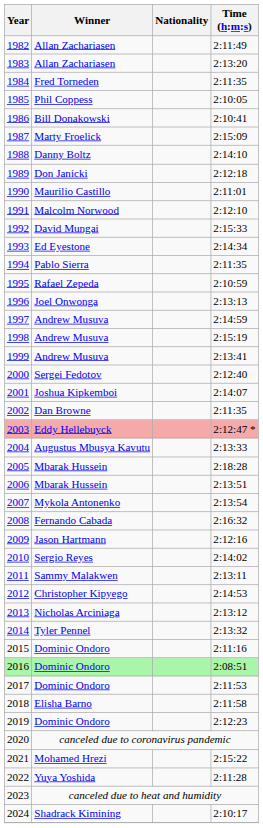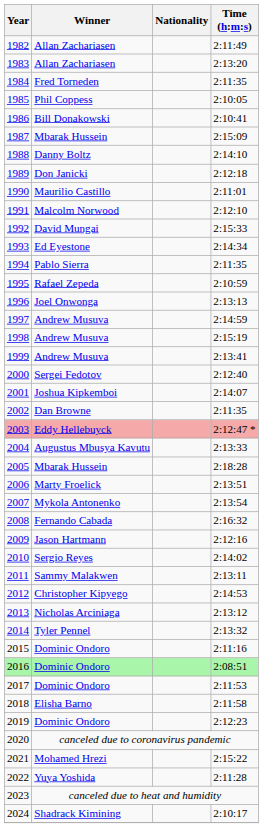(68, 136) Marty Froelick -> (71, 136) Mbarak Hussein
(71, 484) Mbarak Hussein -> (68, 484) Marty Froelick
